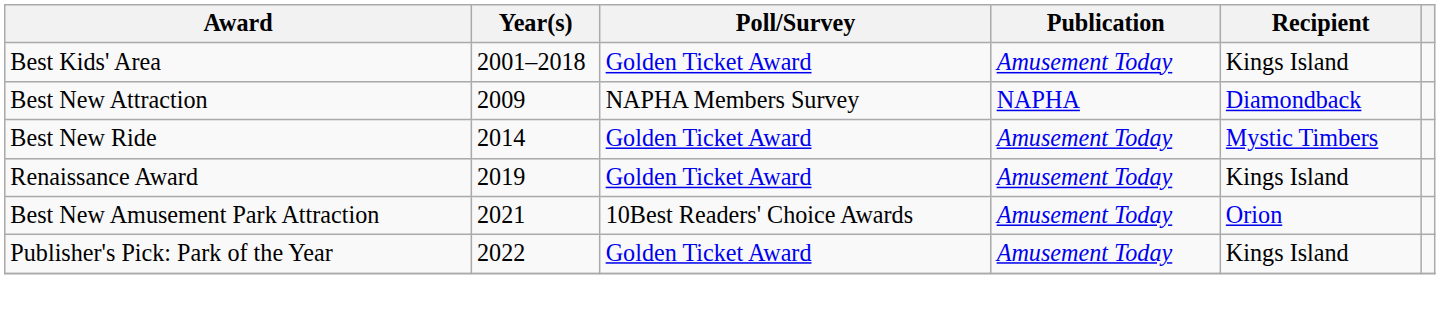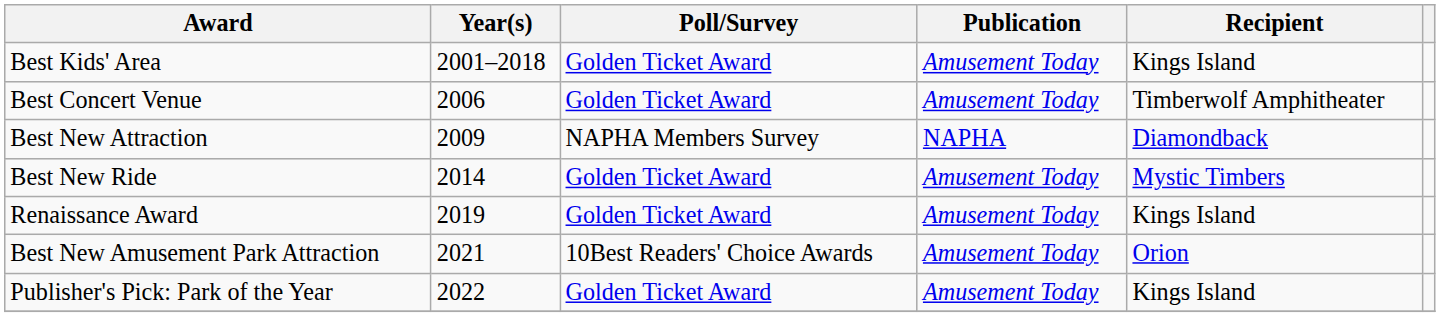+ row: (106, 100)
